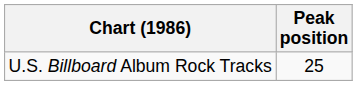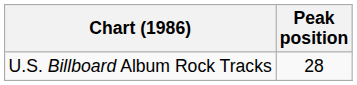(314, 66) 25 -> (314, 66) 28
